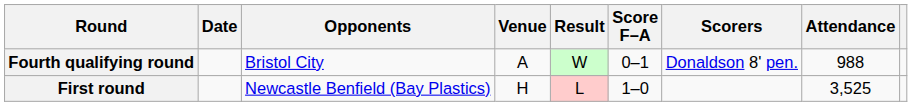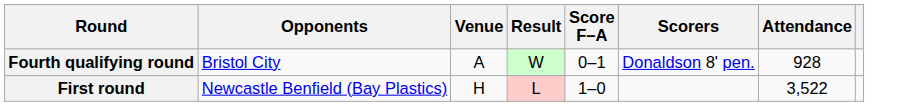- column: (220, 26)
(850, 62) 988 -> (807, 62) 928
(850, 88) 3,525 -> (807, 88) 3,522
